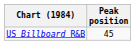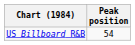(109, 34) 45 -> (109, 34) 54
